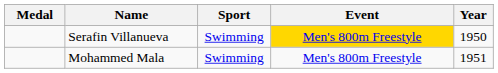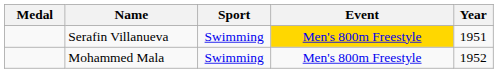(473, 36) 1950 -> (473, 36) 1951
(473, 57) 1951 -> (473, 57) 1952
